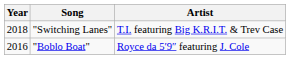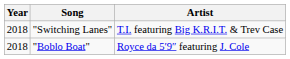(17, 46) 2016 -> (17, 46) 2018
